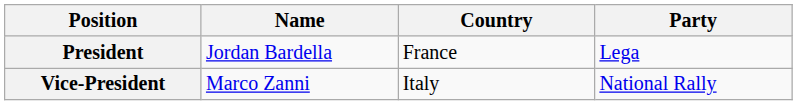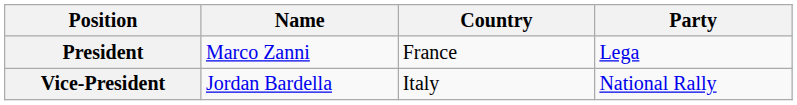(269, 52) Jordan Bardella -> (258, 52) Marco Zanni
(258, 83) Marco Zanni -> (269, 83) Jordan Bardella
